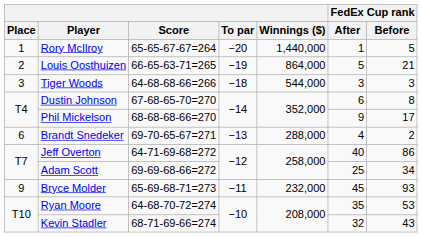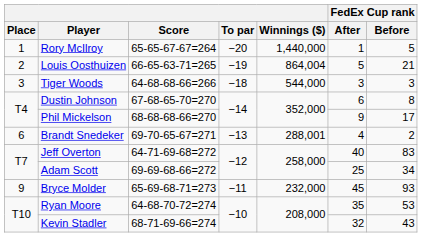(306, 65) 864,000 -> (306, 65) 864,004
(306, 135) 288,000 -> (306, 135) 288,001
(408, 153) 86 -> (408, 153) 83
